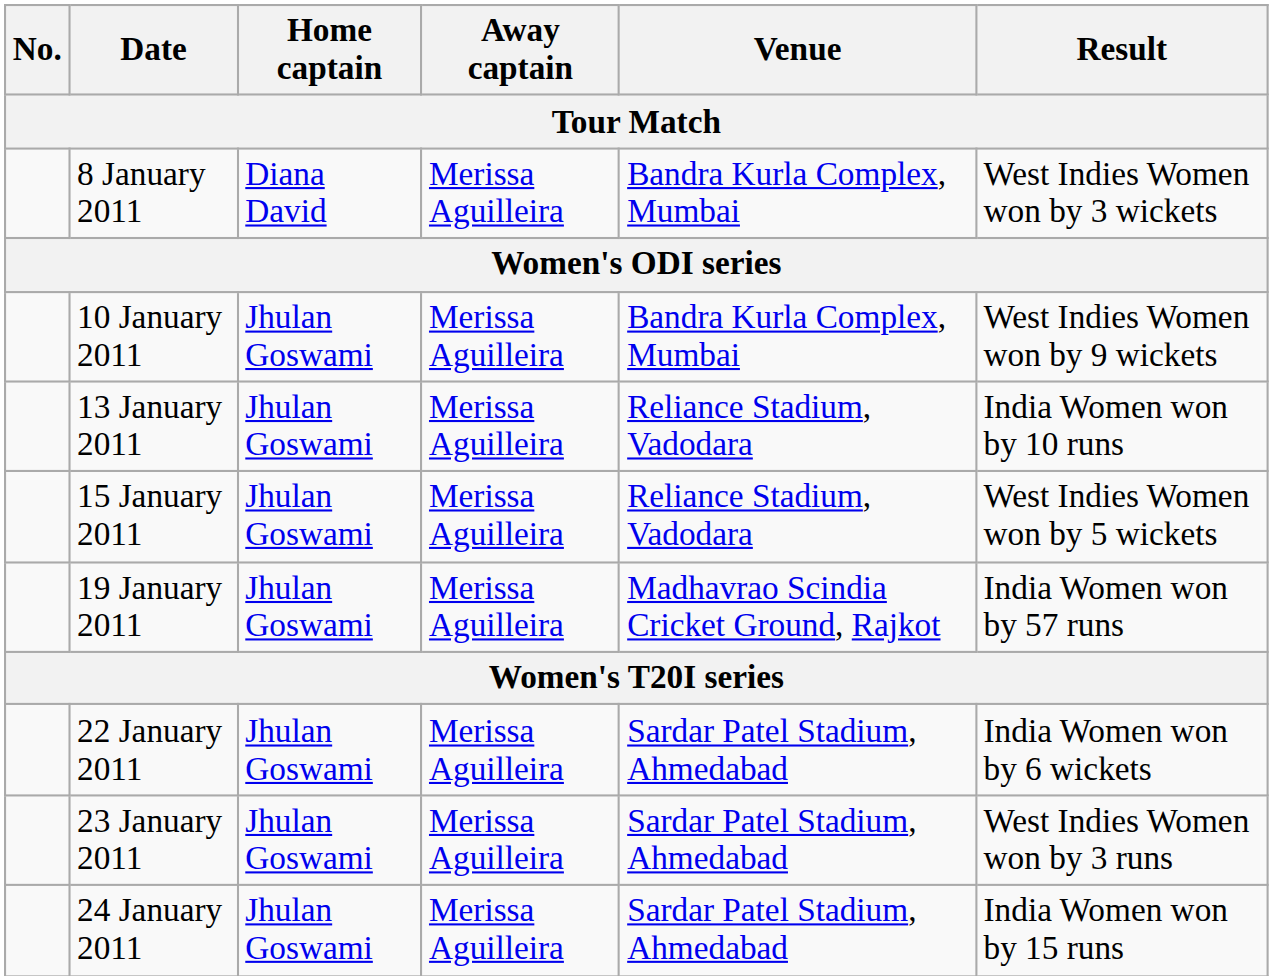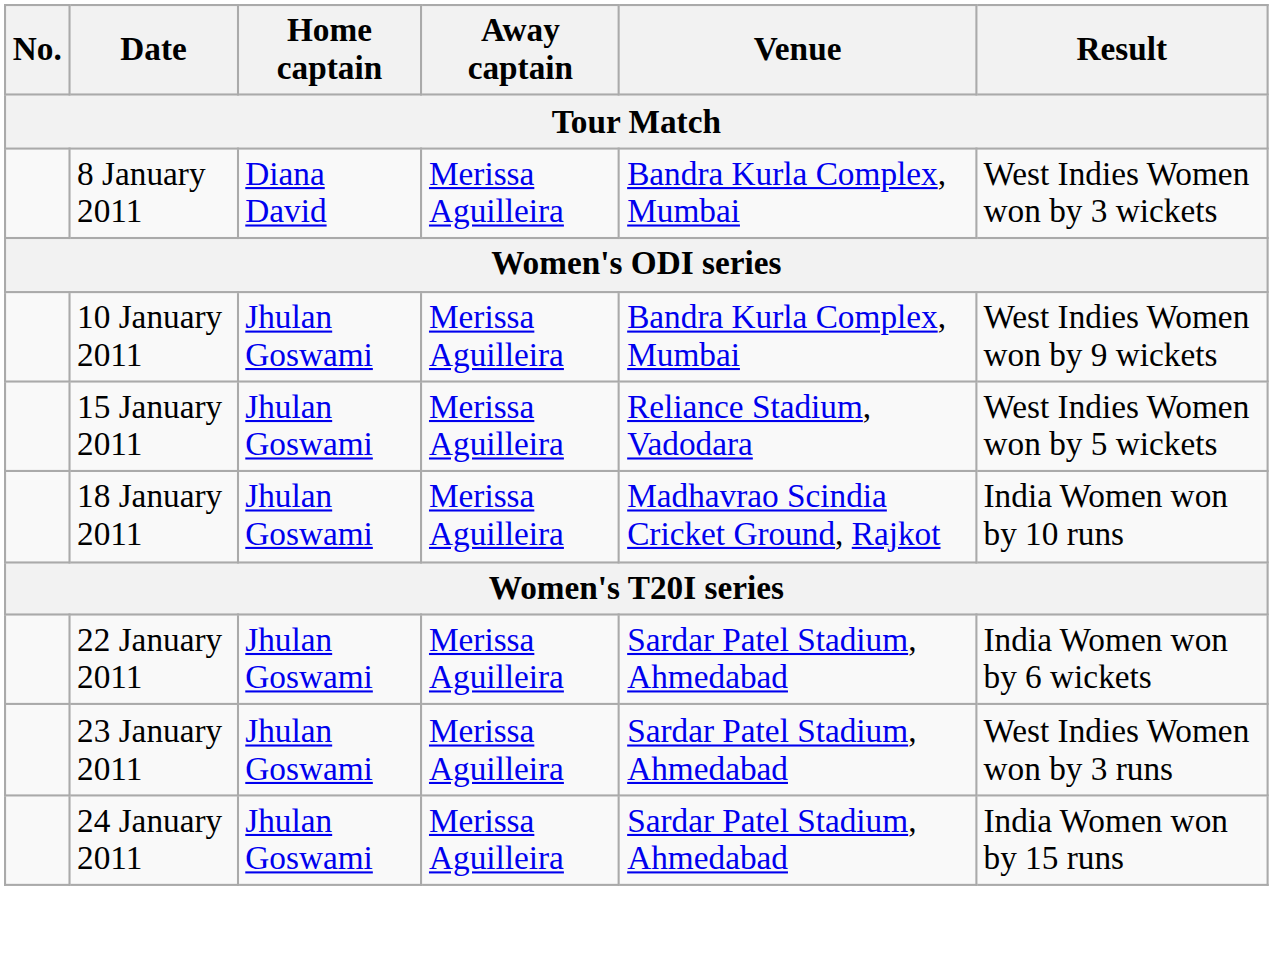- row: (150, 425)
+ row: (150, 516)
- row: (150, 606)
